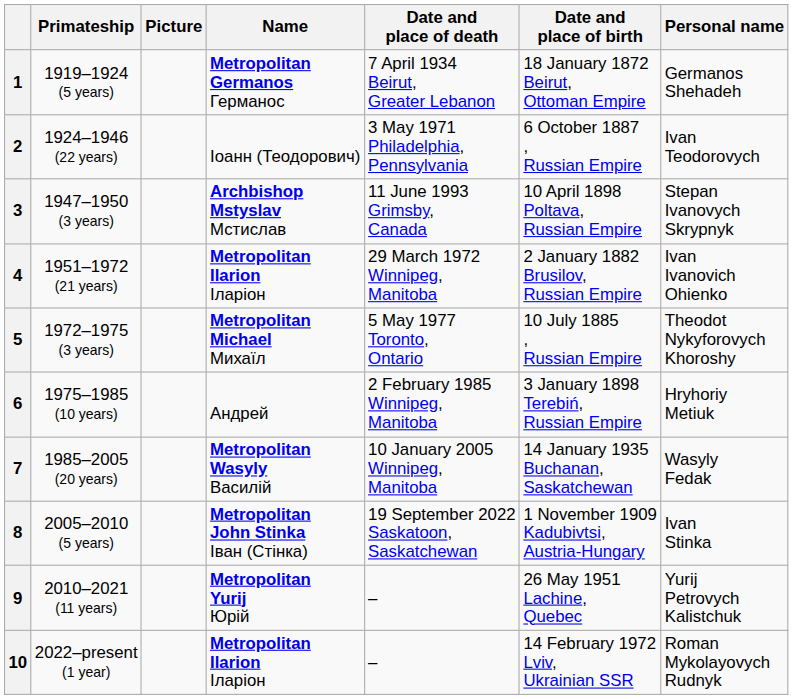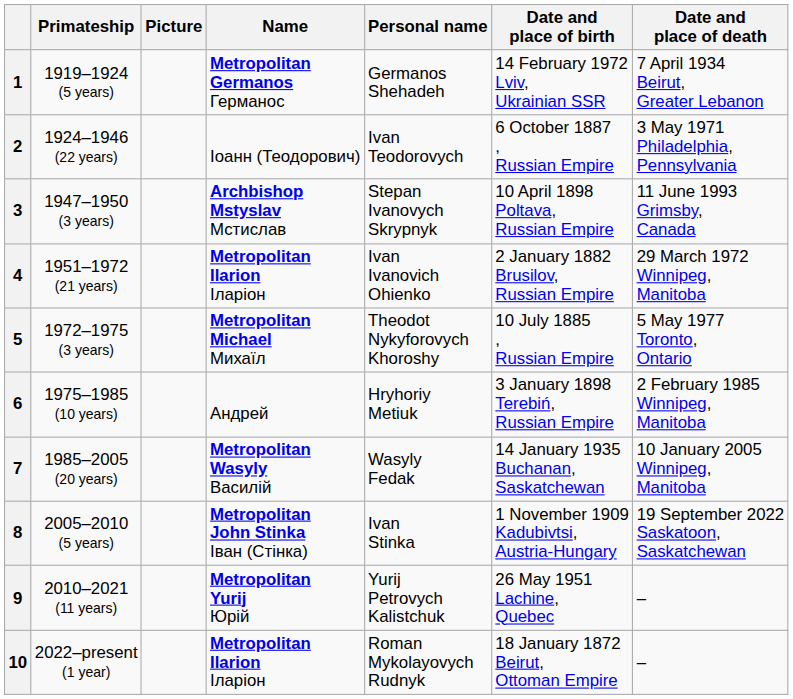columns swapped: (724, 27) <-> (442, 27)
(586, 82) 18 January 1872 Beirut, Ottoman Empire -> (562, 82) 14 February 1972 Lviv, Ukrainian SSR
(590, 662) 14 February 1972 Lviv, Ukrainian SSR -> (558, 662) 18 January 1872 Beirut, Ottoman Empire
